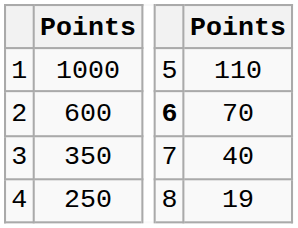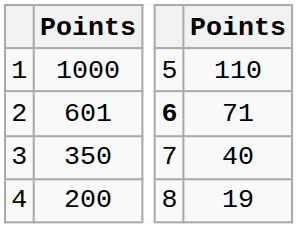(88, 114) 600 -> (88, 114) 601
(238, 114) 70 -> (238, 114) 71
(88, 200) 250 -> (88, 200) 200
